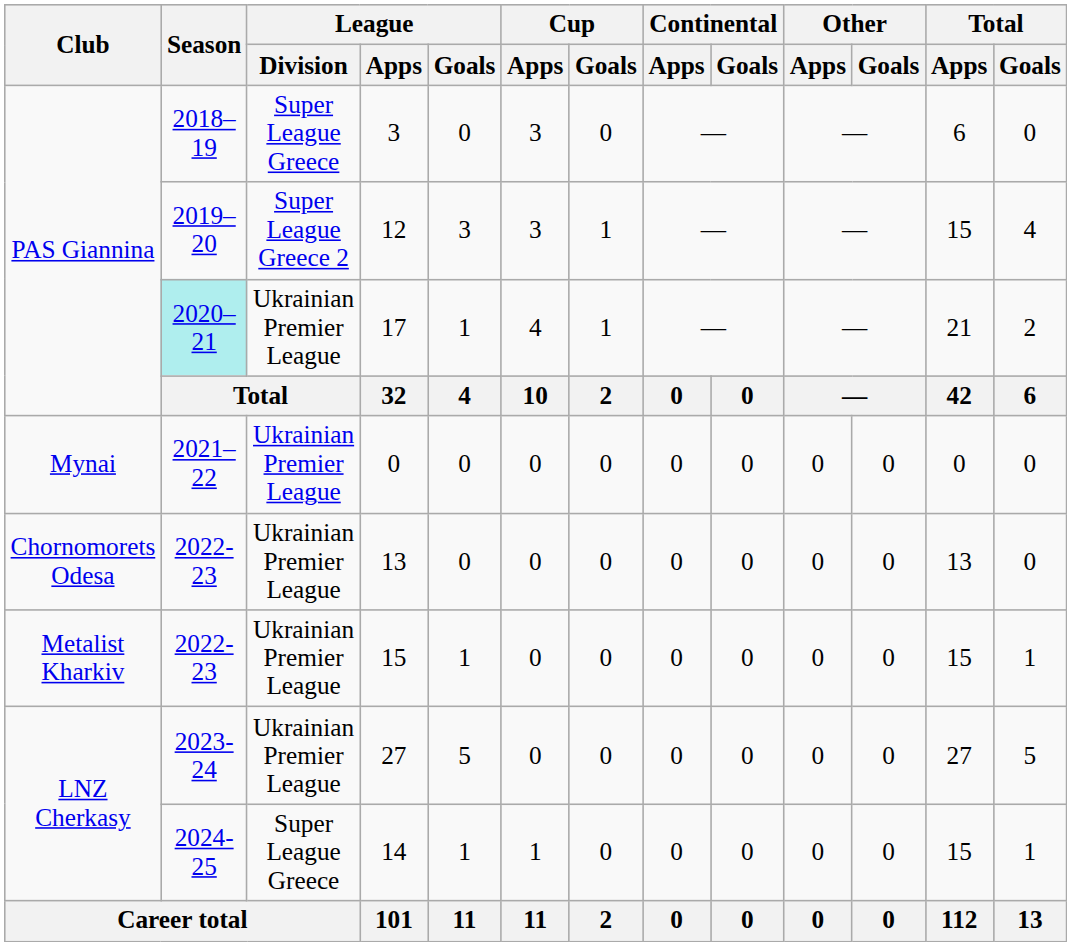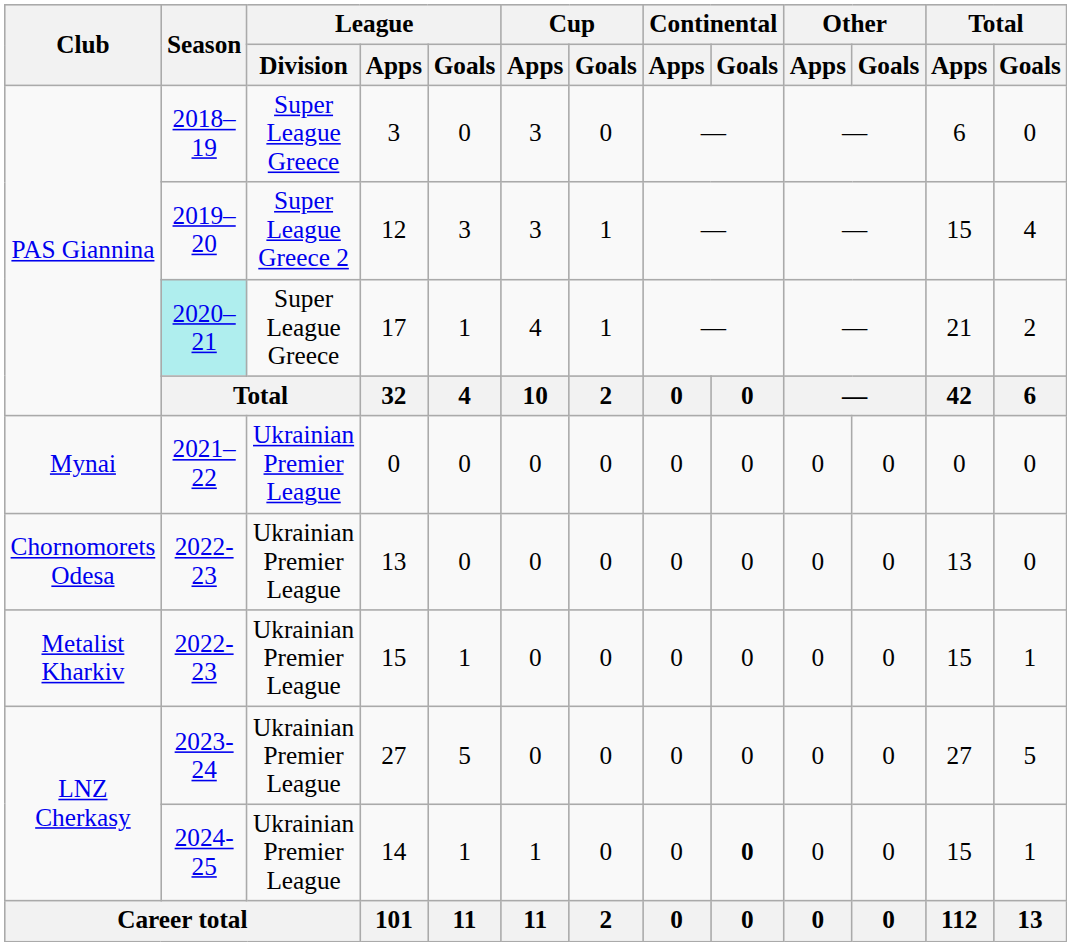(304, 327) Ukrainian Premier League -> (304, 327) Super League Greece
(304, 852) Super League Greece -> (304, 852) Ukrainian Premier League
(747, 852) normal -> (747, 852) bold
